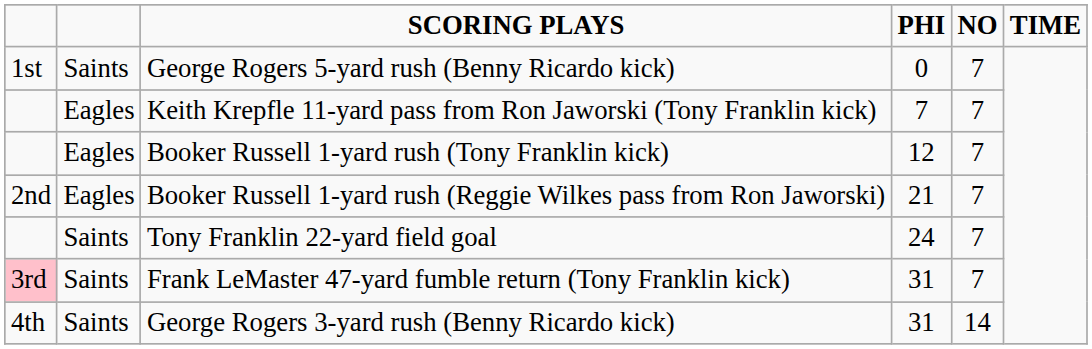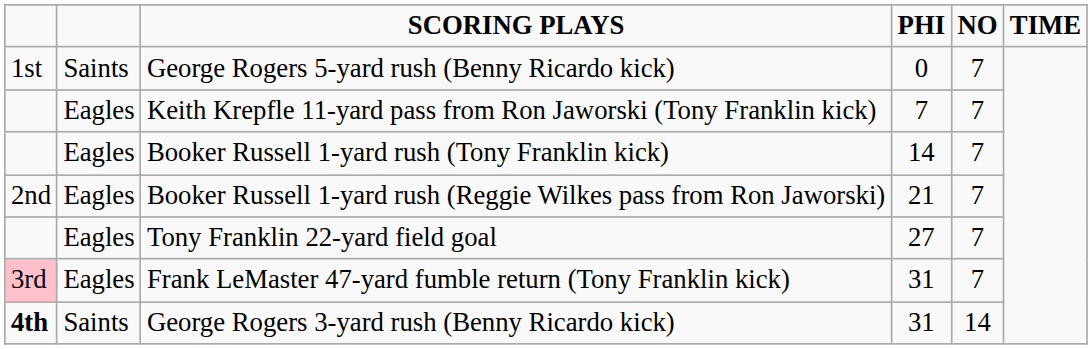(921, 152) 12 -> (921, 152) 14
(96, 237) Saints -> (99, 237) Eagles
(921, 237) 24 -> (921, 237) 27
(96, 279) Saints -> (99, 279) Eagles
(28, 322) normal -> (30, 322) bold
